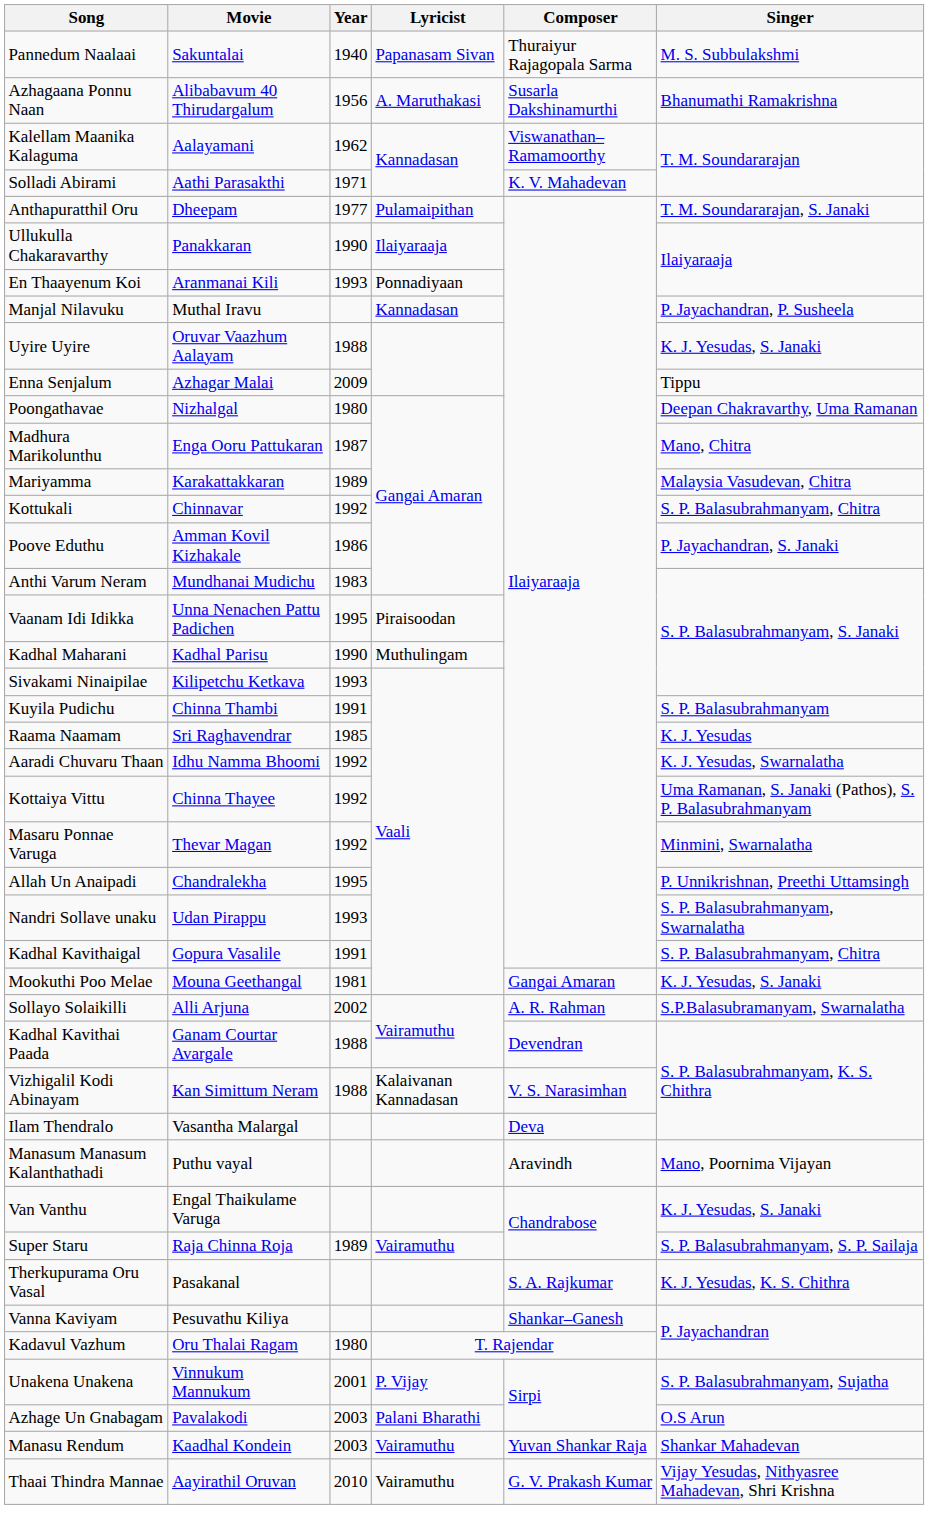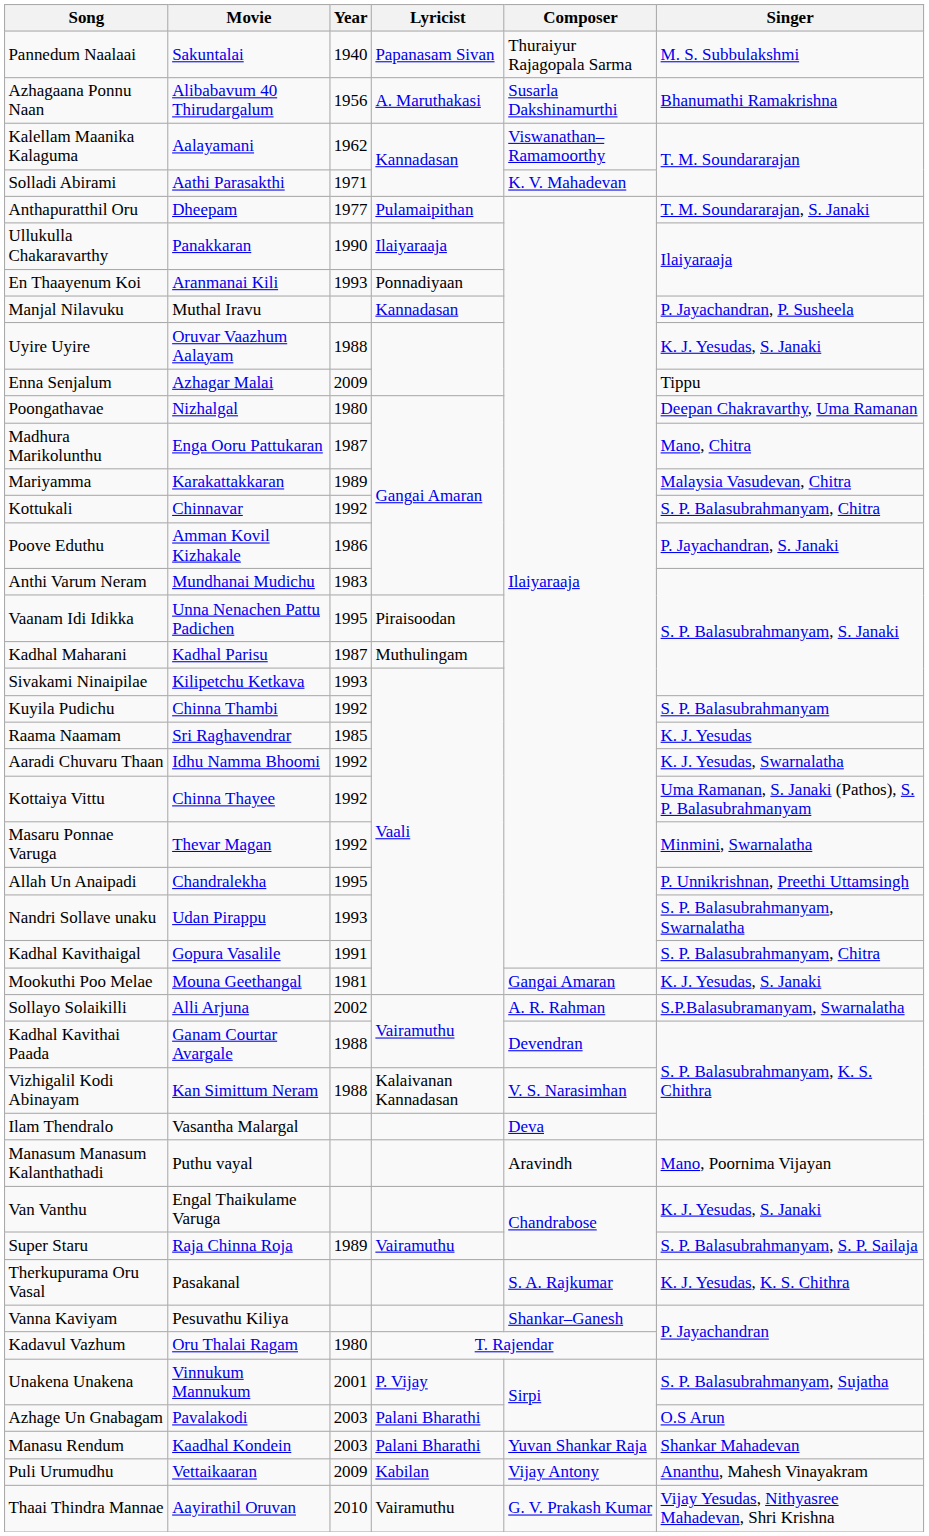(351, 654) 1990 -> (351, 654) 1987
(351, 708) 1991 -> (351, 708) 1992
(415, 1445) Vairamuthu -> (428, 1445) Palani Bharathi
+ row: (61, 1472)
